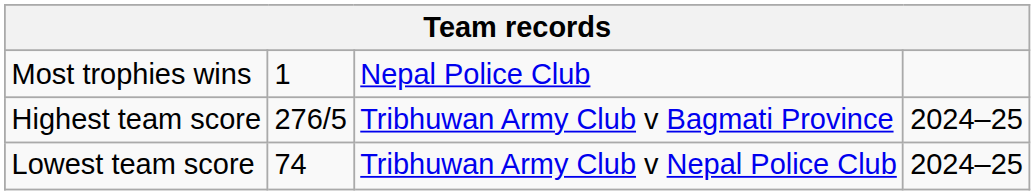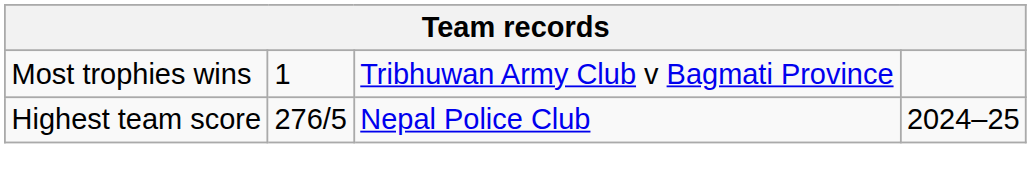(475, 73) Nepal Police Club -> (627, 73) Tribhuwan Army Club v Bagmati Province
(627, 119) Tribhuwan Army Club v Bagmati Province -> (475, 119) Nepal Police Club
- row: (133, 165)
